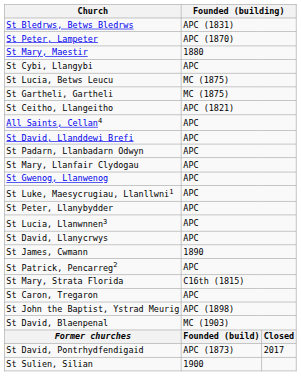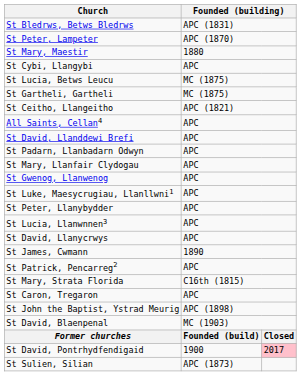(209, 350) APC (1873) -> (194, 350) 1900
(274, 350) no background -> (274, 350) pink background
(194, 364) 1900 -> (209, 364) APC (1873)
